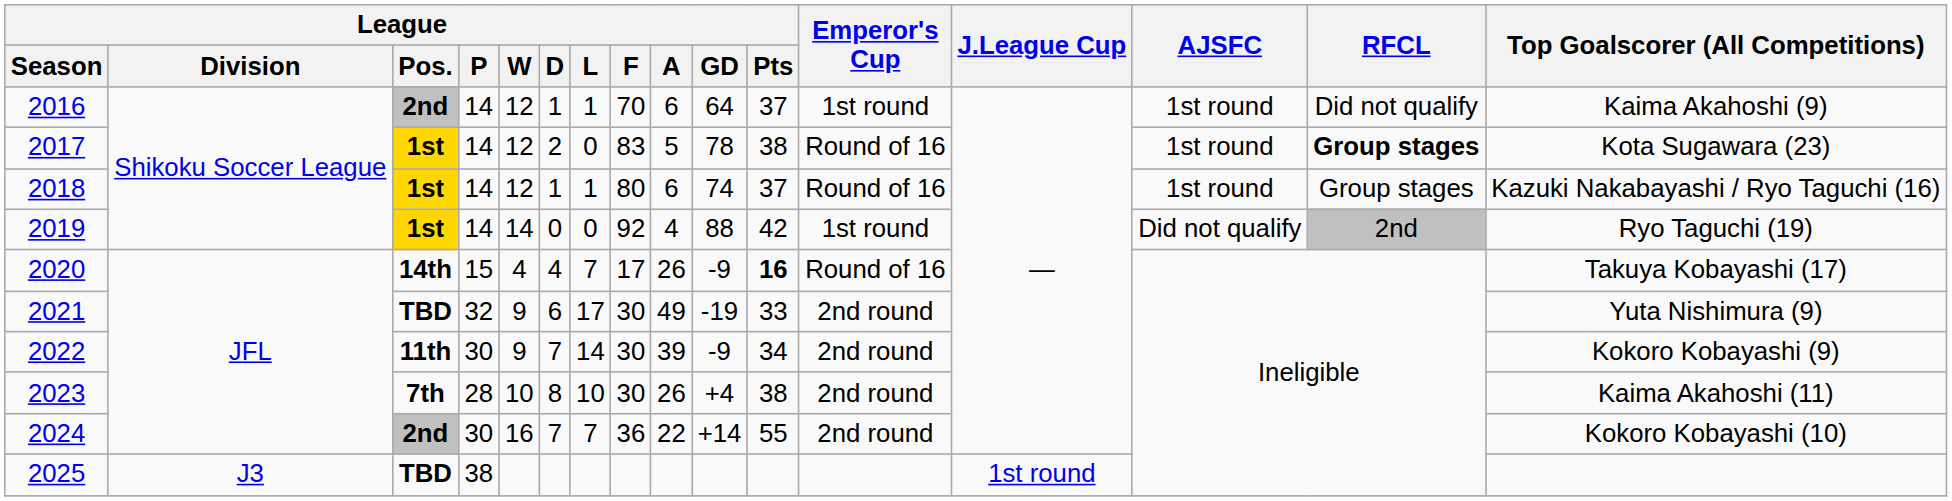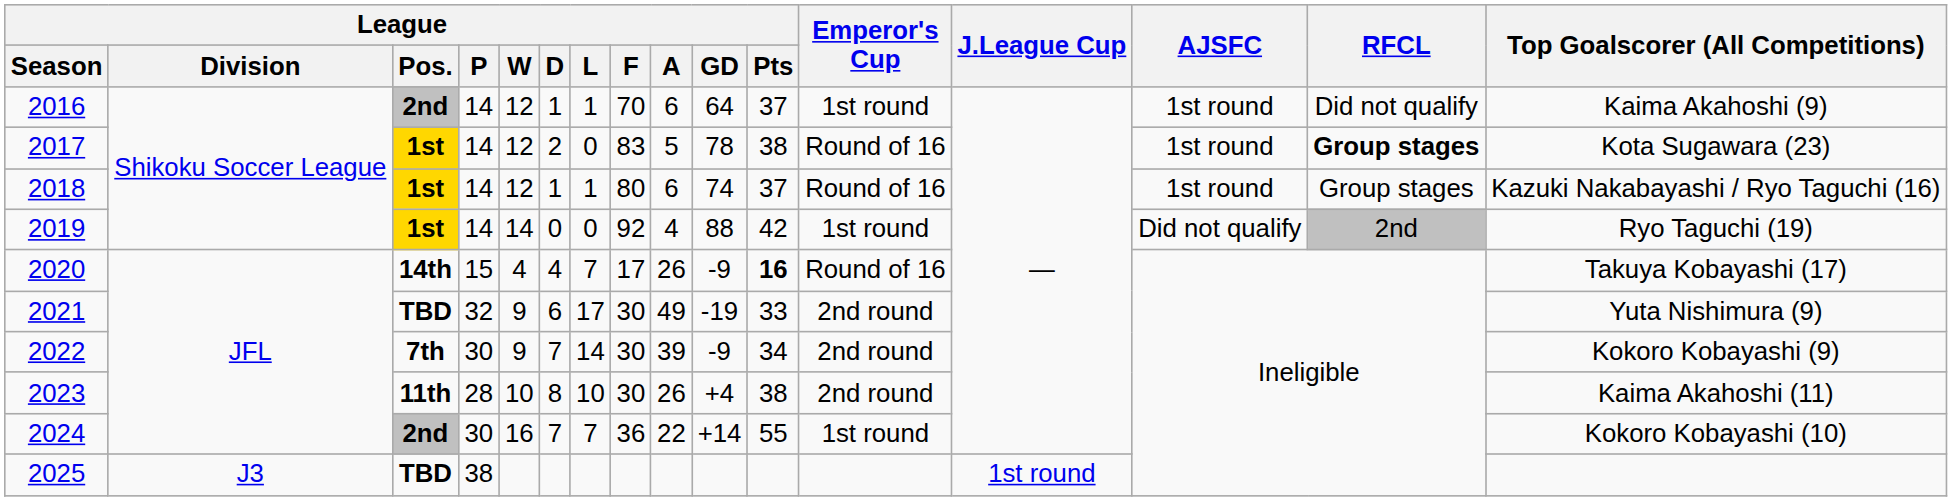(425, 351) 11th -> (425, 351) 7th
(425, 392) 7th -> (425, 392) 11th
(875, 433) 2nd round -> (875, 433) 1st round
